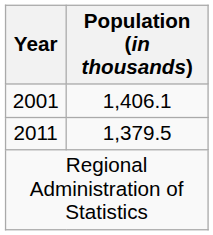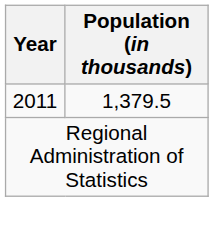- row: (36, 100)
